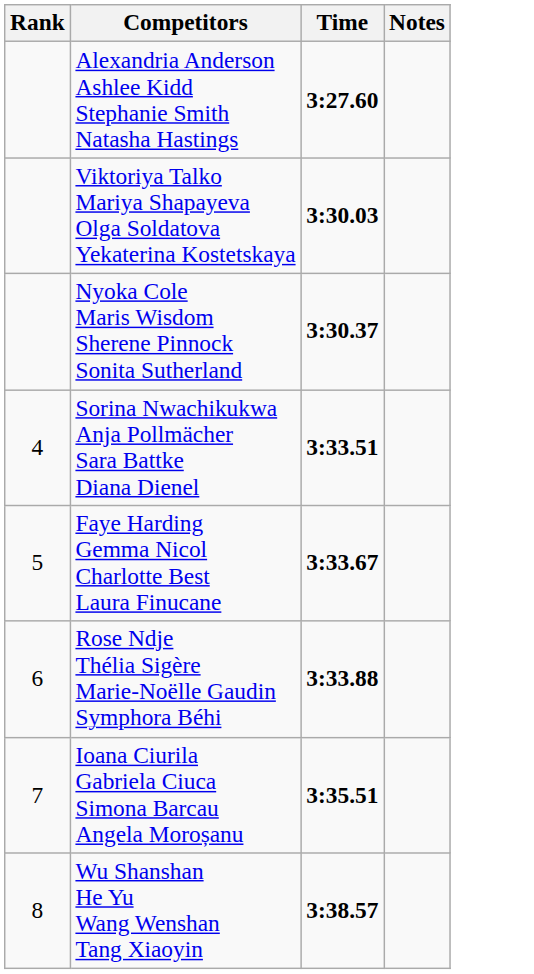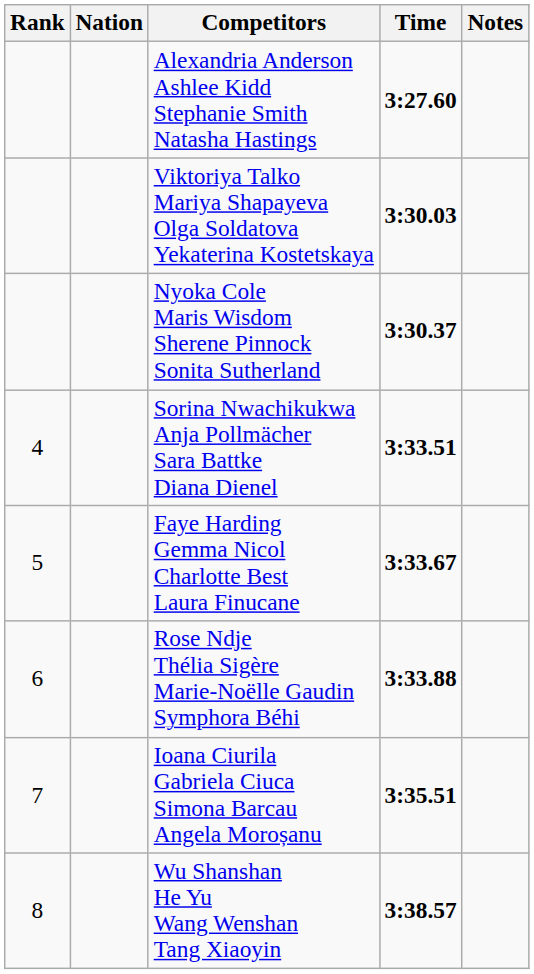+ column: (109, 23)
